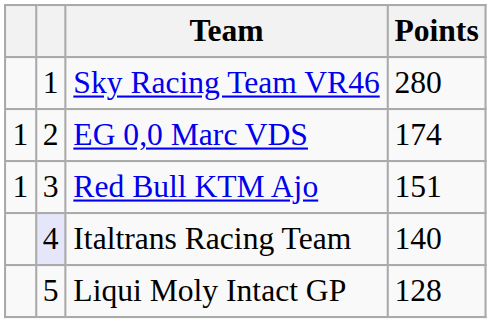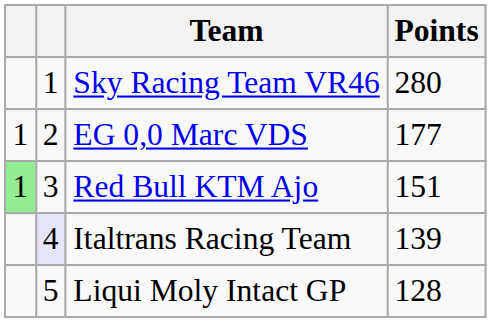(418, 135) 174 -> (418, 135) 177
(20, 187) no background -> (20, 187) lightgreen background
(418, 239) 140 -> (418, 239) 139
